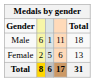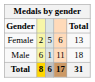rows swapped: (20, 40) <-> (20, 55)
